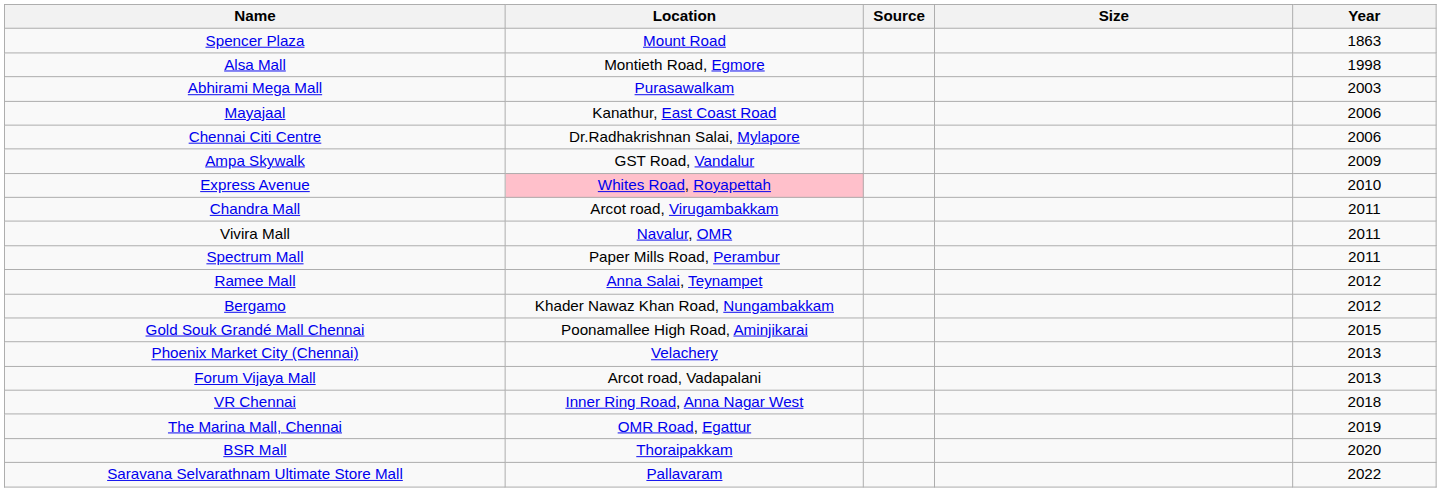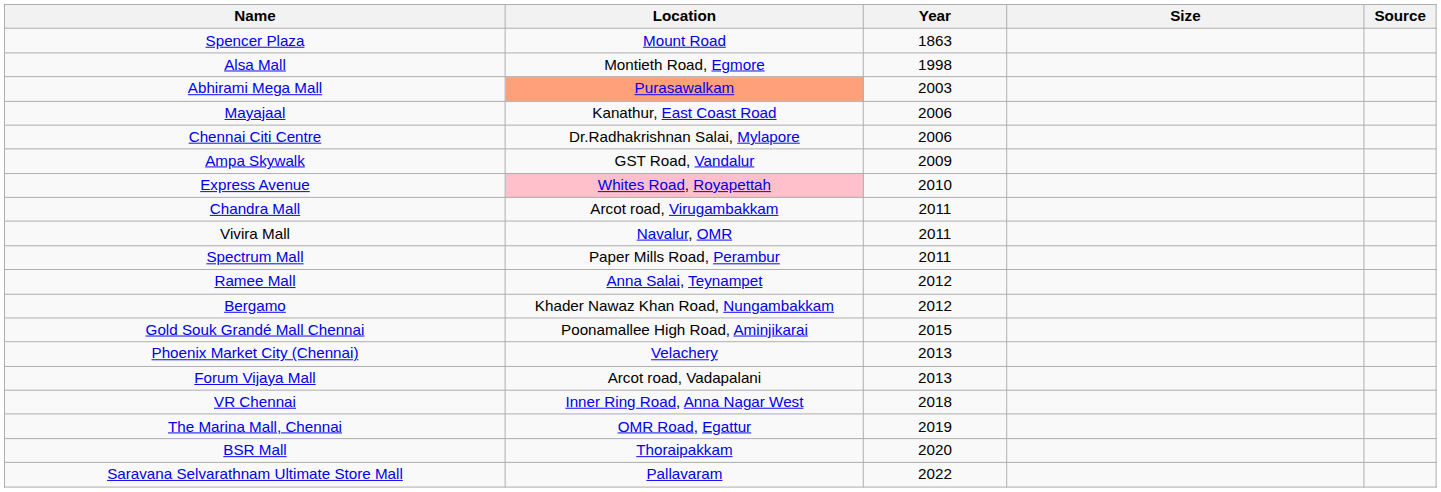columns swapped: (1364, 16) <-> (899, 16)
(684, 88) no background -> (684, 88) lightsalmon background
